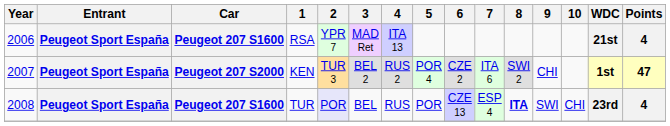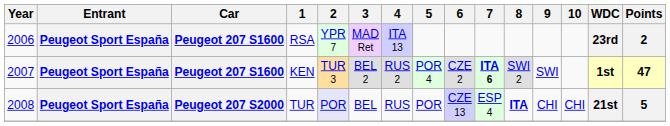(605, 40) 21st -> (605, 40) 23rd
(644, 40) 4 -> (644, 40) 2
(229, 73) Peugeot 207 S2000 -> (229, 73) Peugeot 207 S1600
(490, 73) normal -> (490, 73) bold
(547, 73) CHI -> (547, 73) SWI
(229, 105) Peugeot 207 S1600 -> (229, 105) Peugeot 207 S2000
(547, 105) SWI -> (547, 105) CHI
(605, 105) 23rd -> (605, 105) 21st
(644, 105) 4 -> (644, 105) 5
